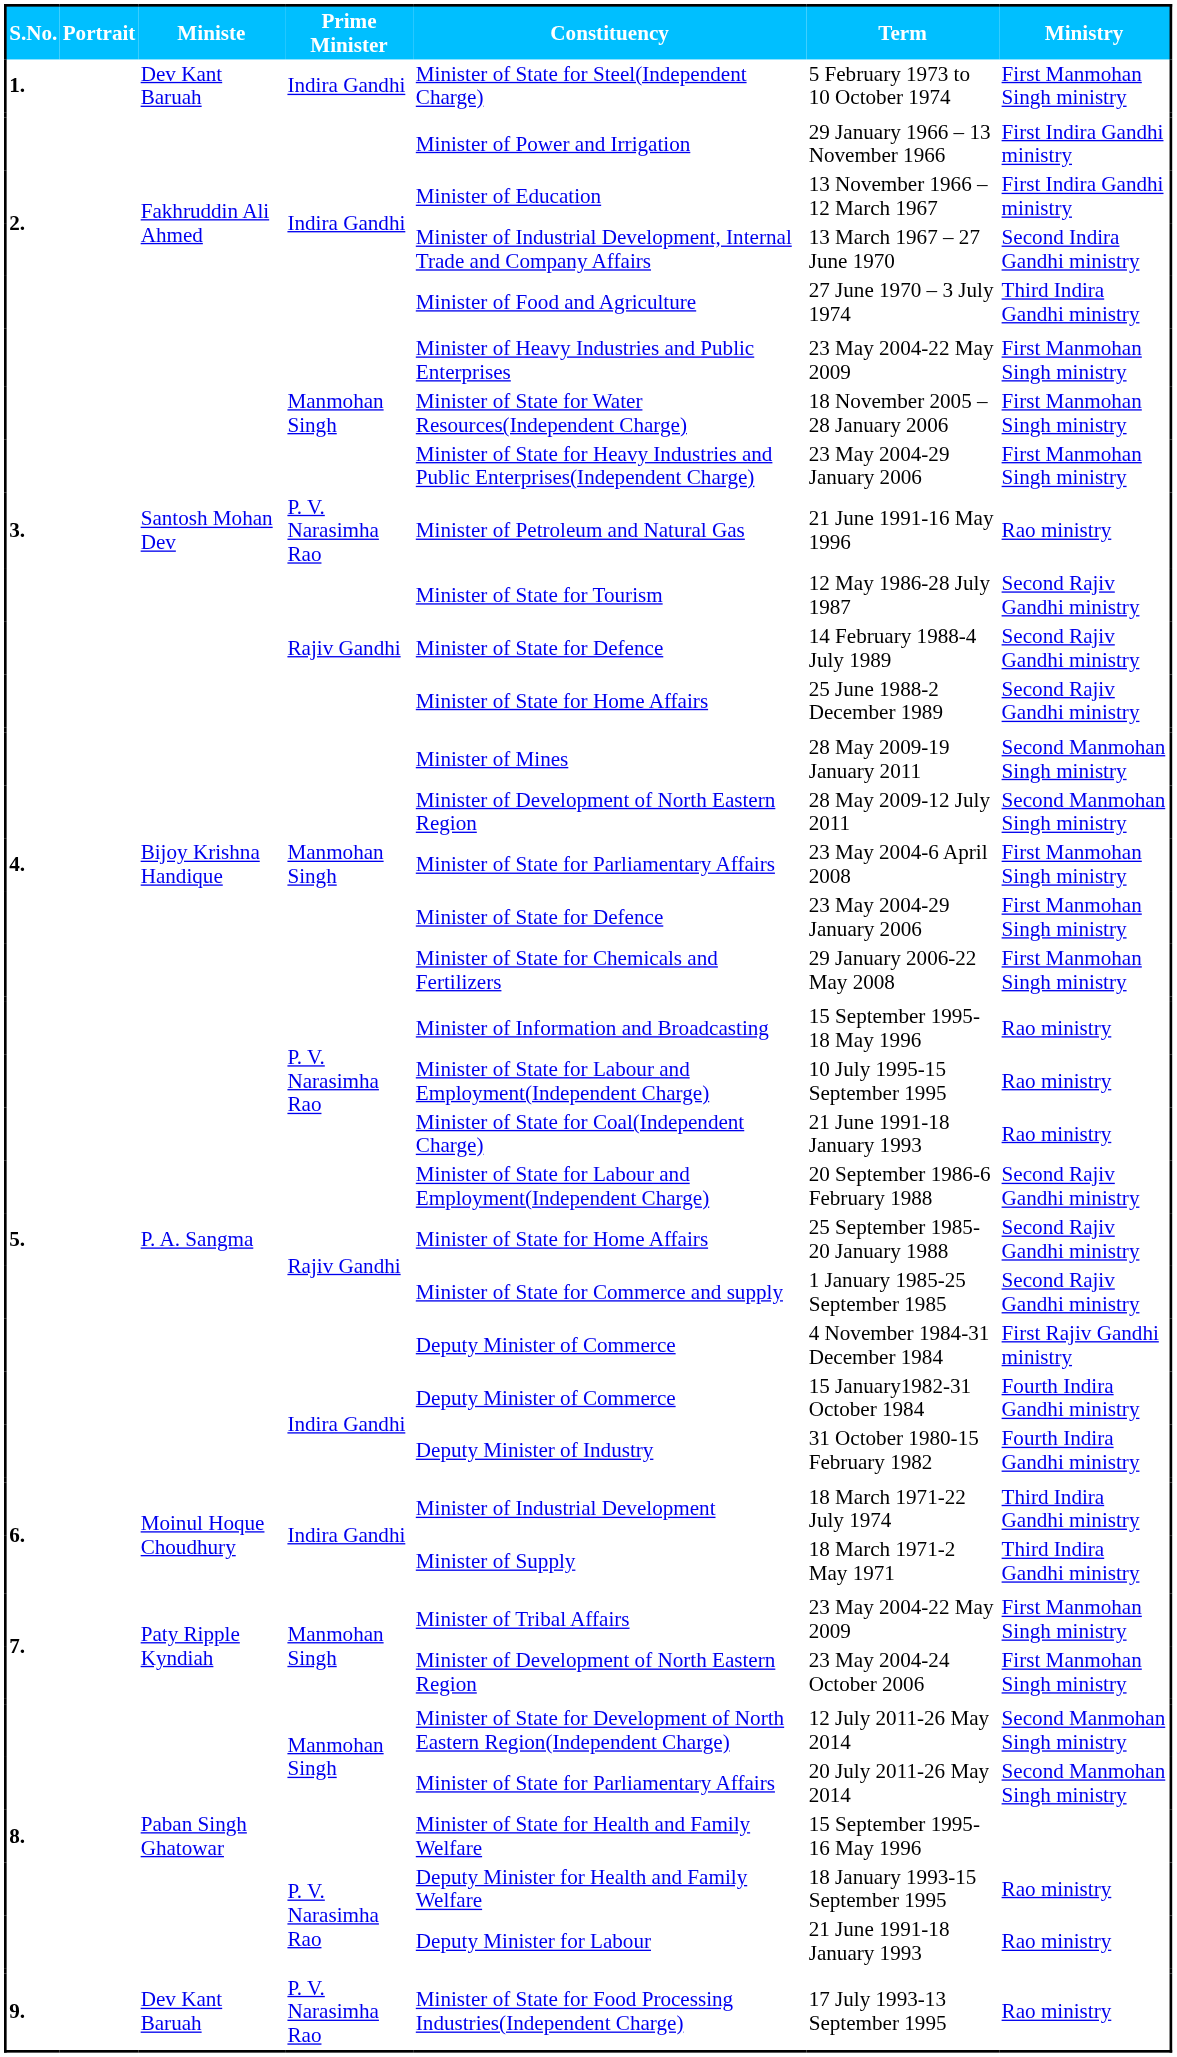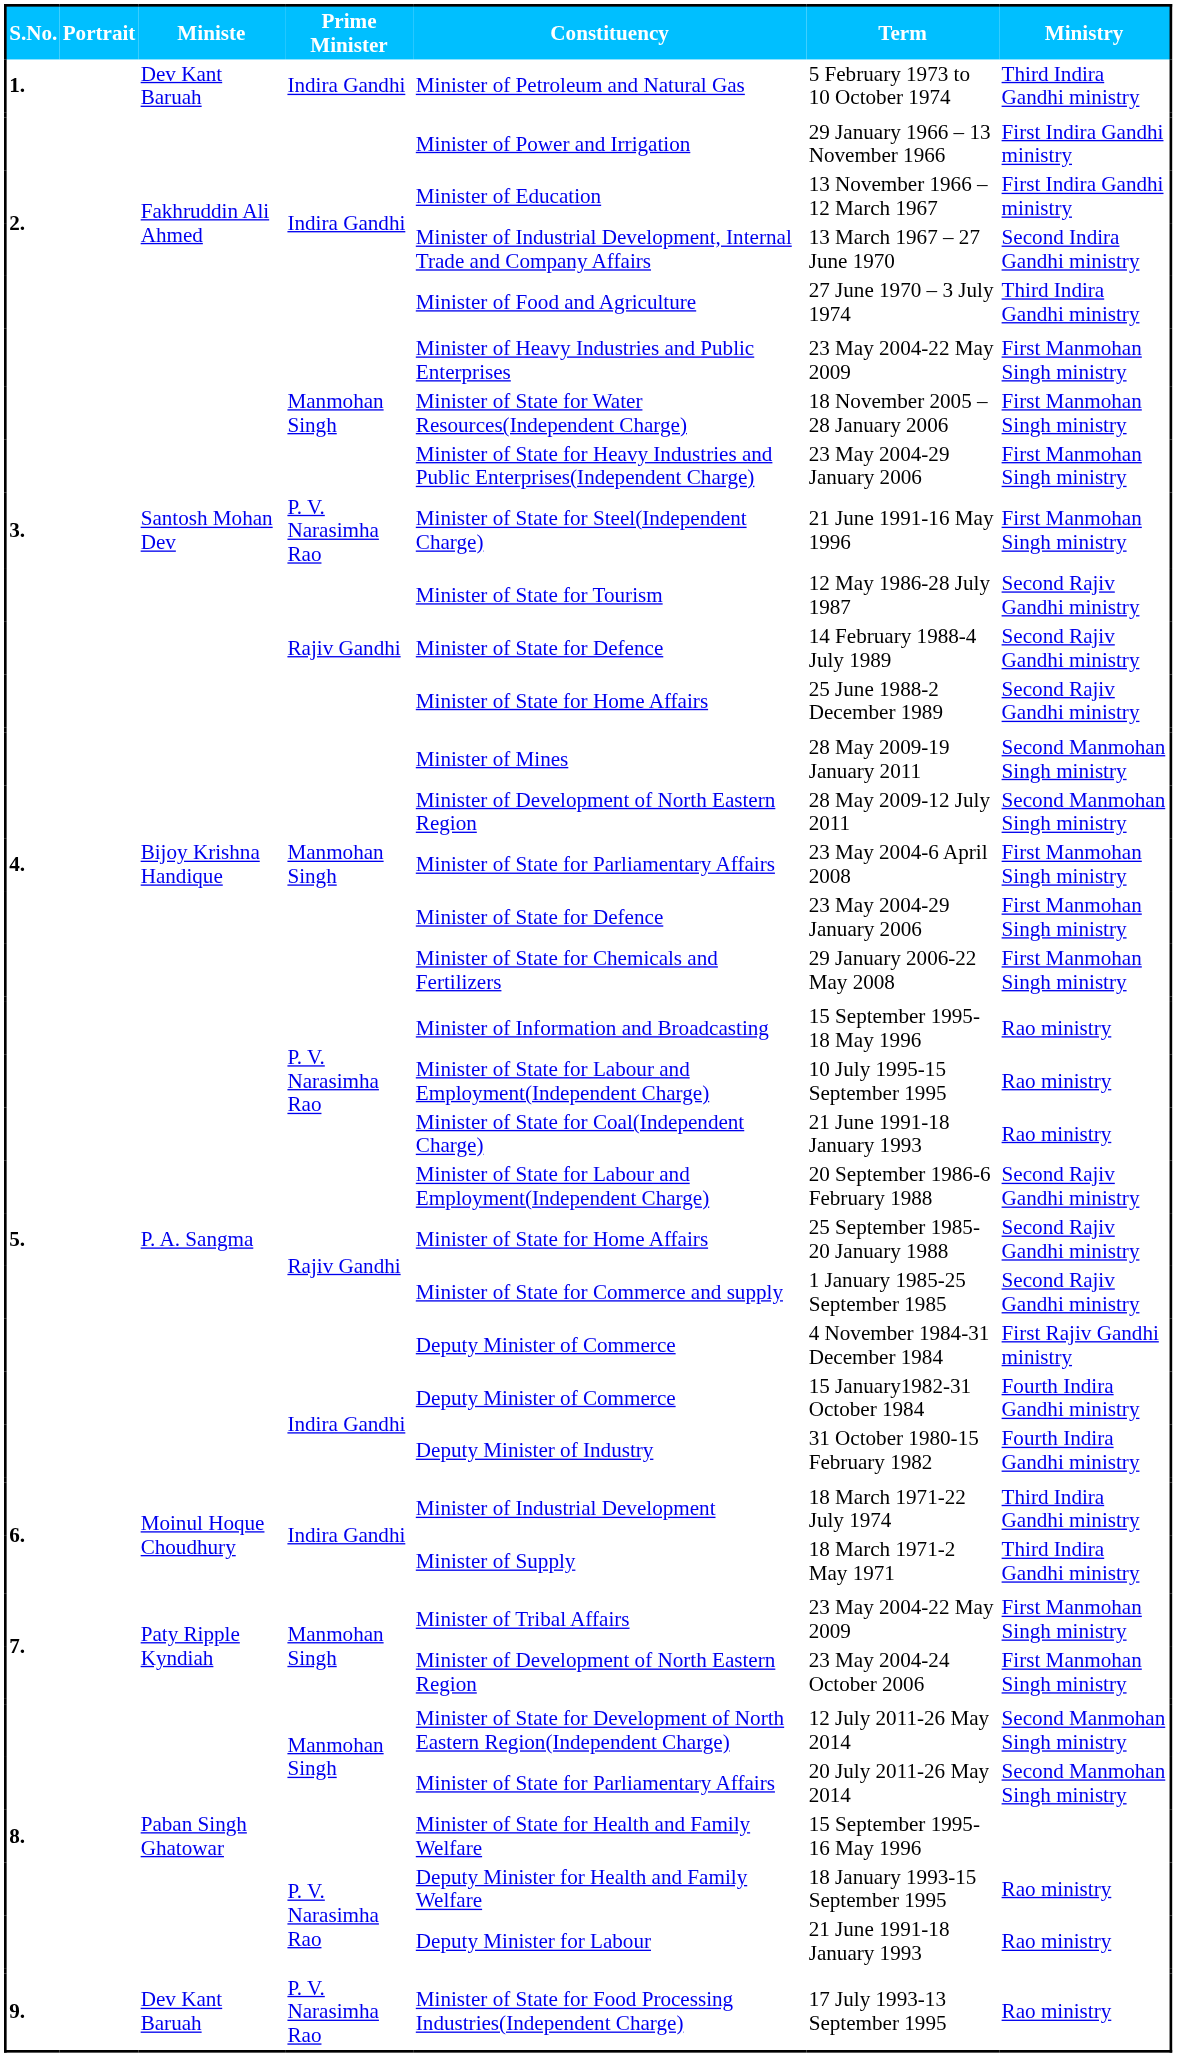(581, 85) Minister of State for Steel(Independent Charge) -> (580, 85) Minister of Petroleum and Natural Gas
(1072, 85) First Manmohan Singh ministry -> (1071, 85) Third Indira Gandhi ministry
(580, 530) Minister of Petroleum and Natural Gas -> (581, 530) Minister of State for Steel(Independent Charge)
(1056, 530) Rao ministry -> (1072, 530) First Manmohan Singh ministry
